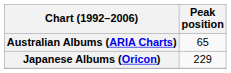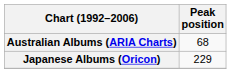(203, 42) 65 -> (203, 42) 68
